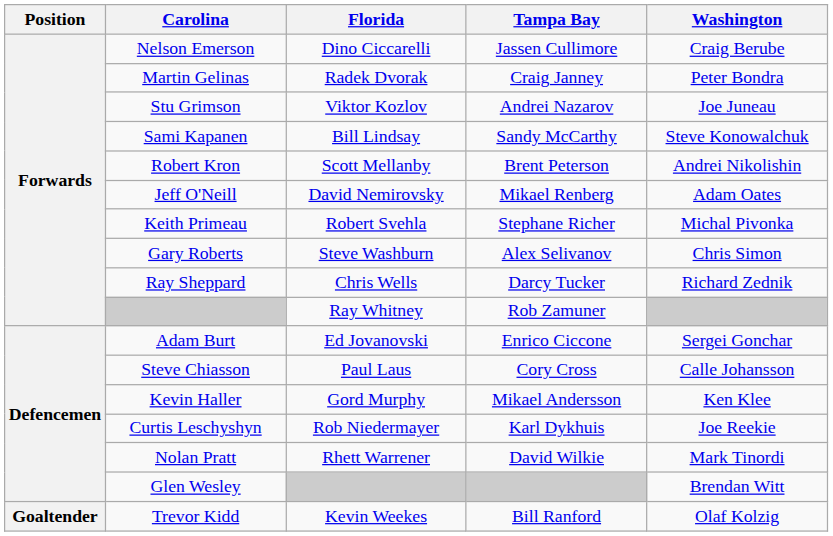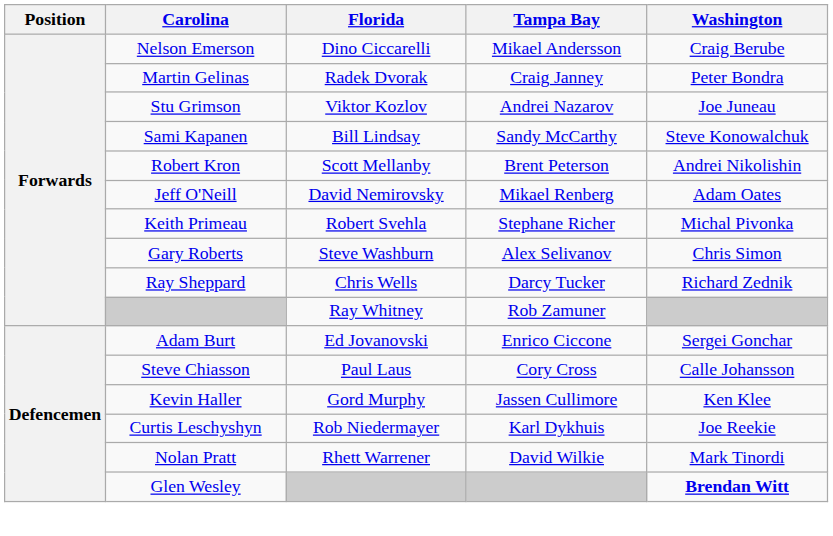(557, 48) Jassen Cullimore -> (557, 48) Mikael Andersson
(557, 399) Mikael Andersson -> (557, 399) Jassen Cullimore
(737, 486) normal -> (737, 486) bold
- row: (196, 516)
